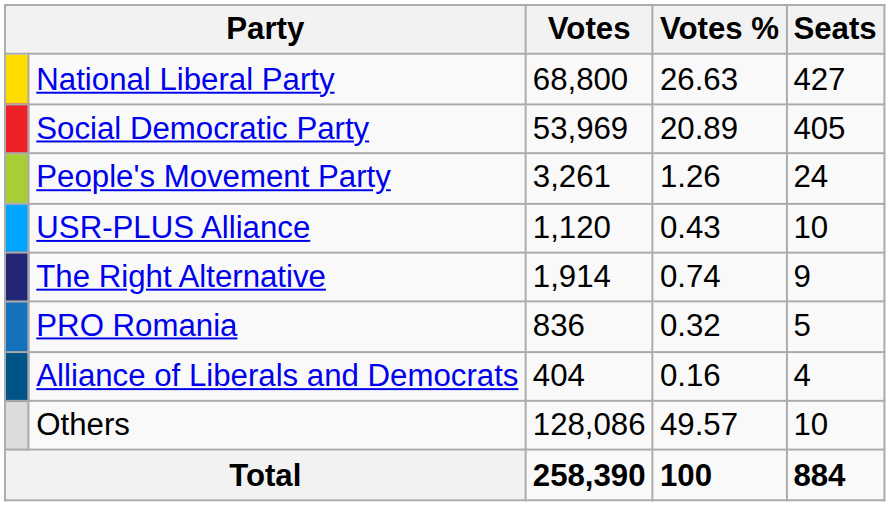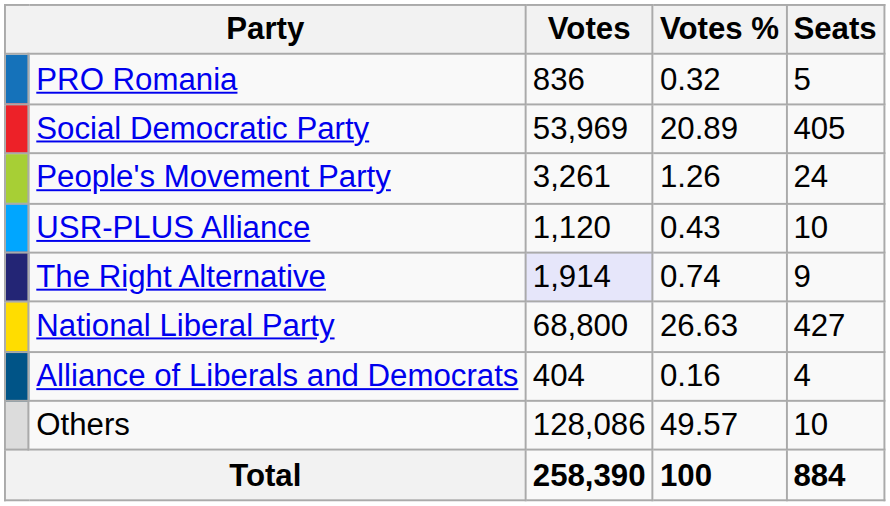rows swapped: (185, 78) <-> (137, 326)
(572, 276) no background -> (572, 276) lavender background
